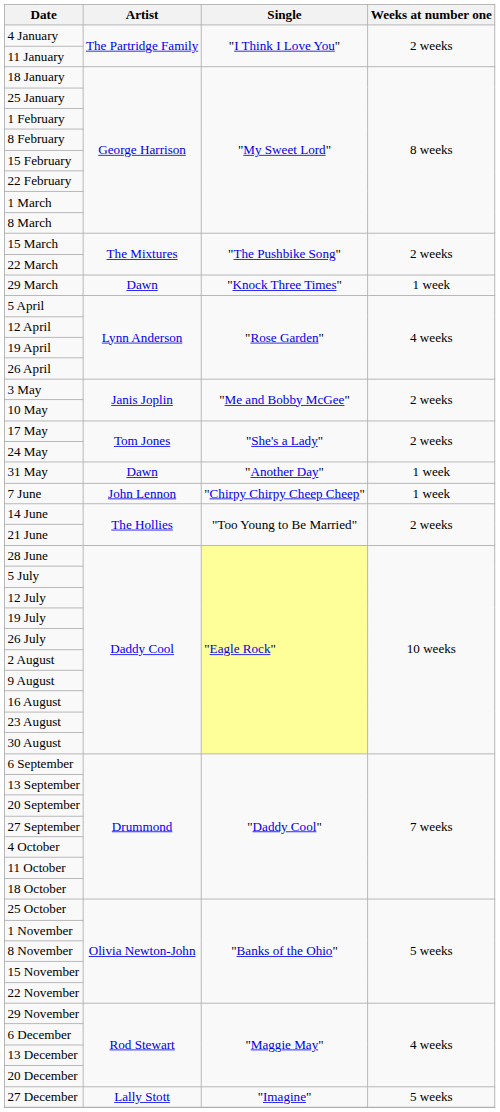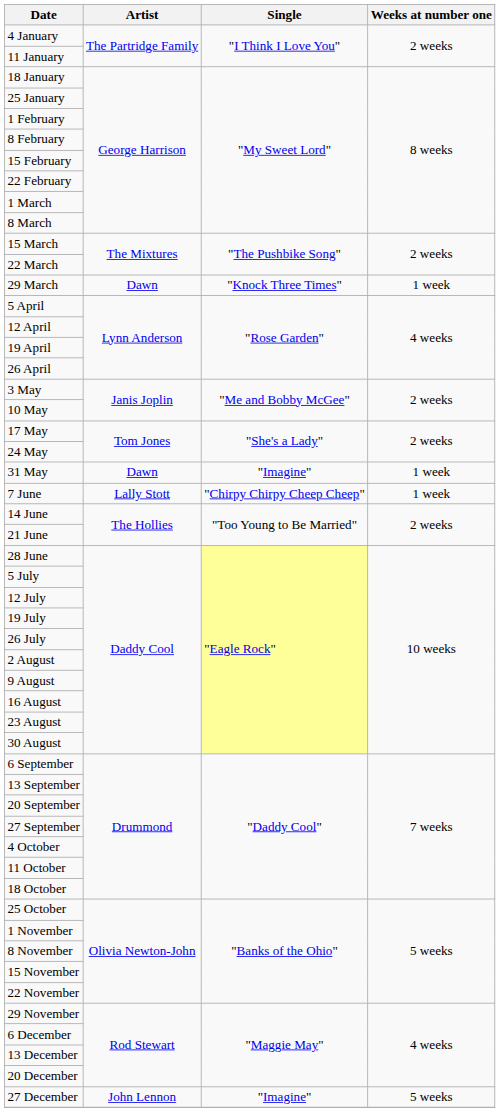(284, 472) "Another Day" -> (284, 472) "Imagine"
(142, 493) John Lennon -> (142, 493) Lally Stott
(142, 1096) Lally Stott -> (142, 1096) John Lennon
